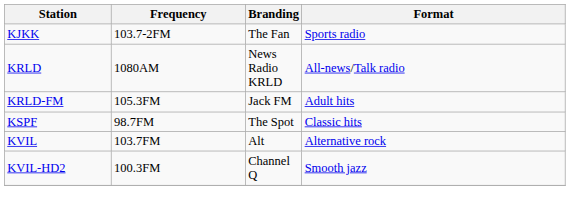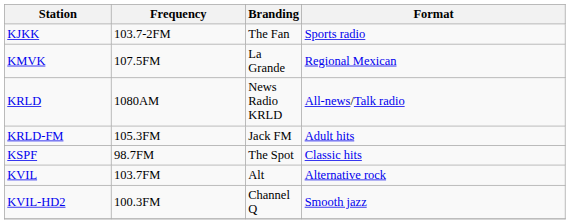+ row: (26, 61)
